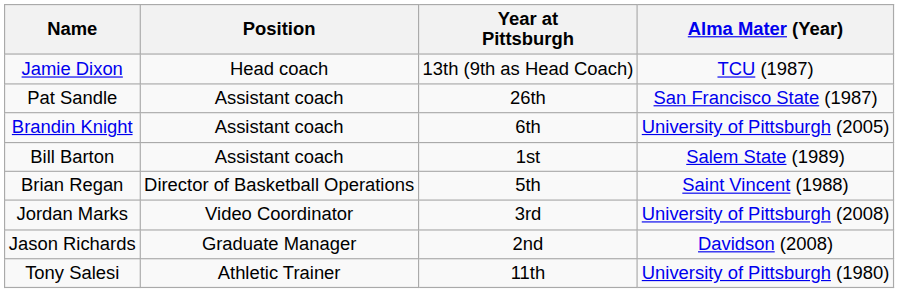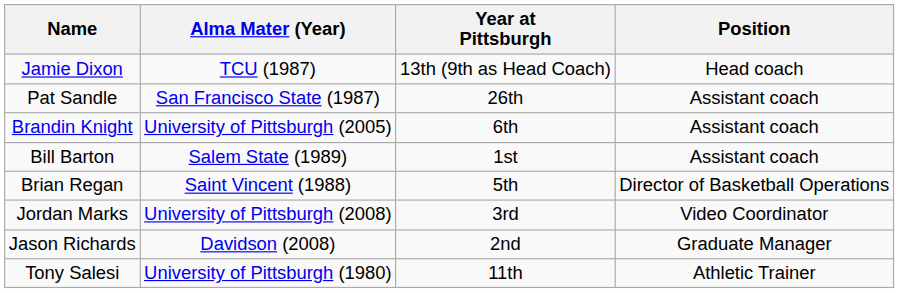columns swapped: (279, 29) <-> (766, 29)
